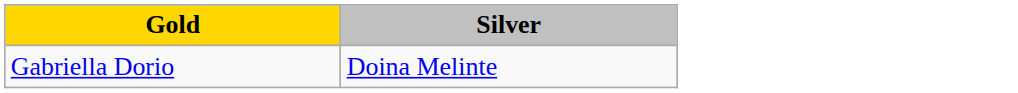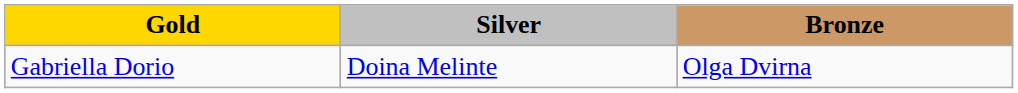+ column: (845, 25)
